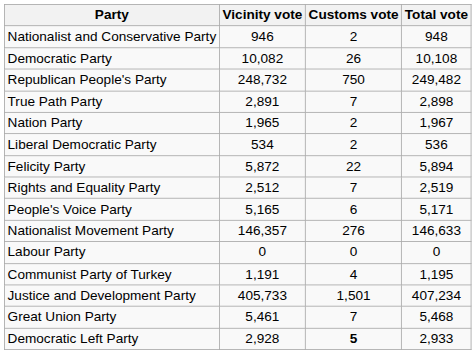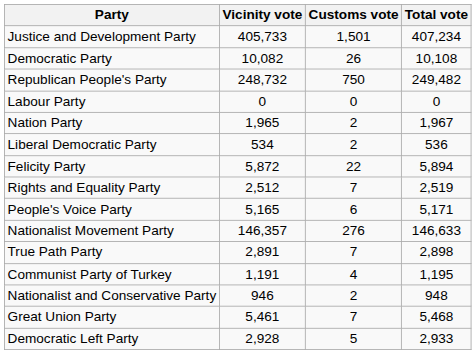rows swapped: (102, 295) <-> (112, 36)
rows swapped: (46, 252) <-> (55, 101)
(354, 338) bold -> (354, 338) normal
